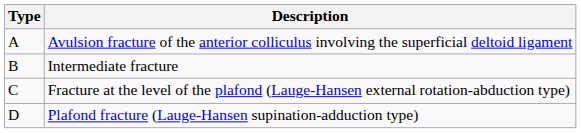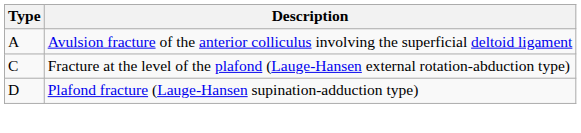- row: (113, 66)
